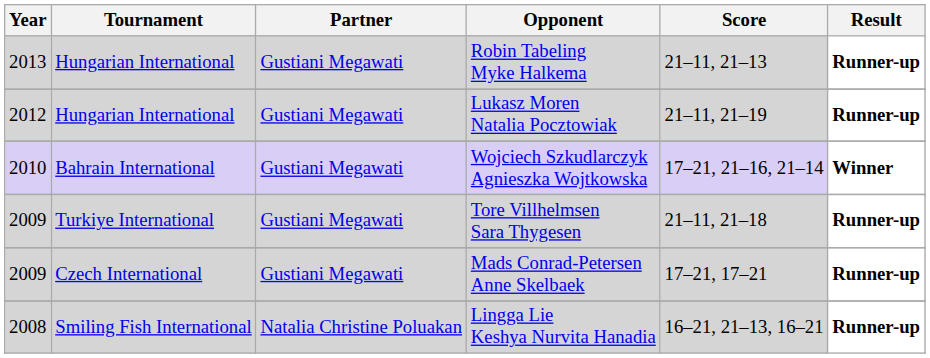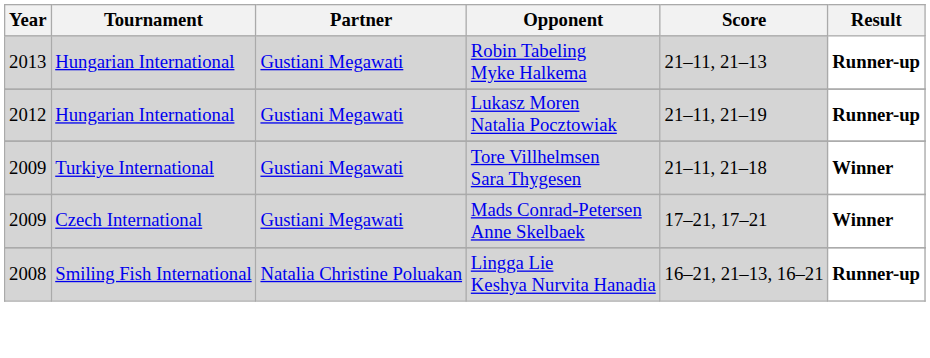- row: (559, 168)
(876, 221) Runner-up -> (863, 168) Winner
(876, 274) Runner-up -> (863, 221) Winner
